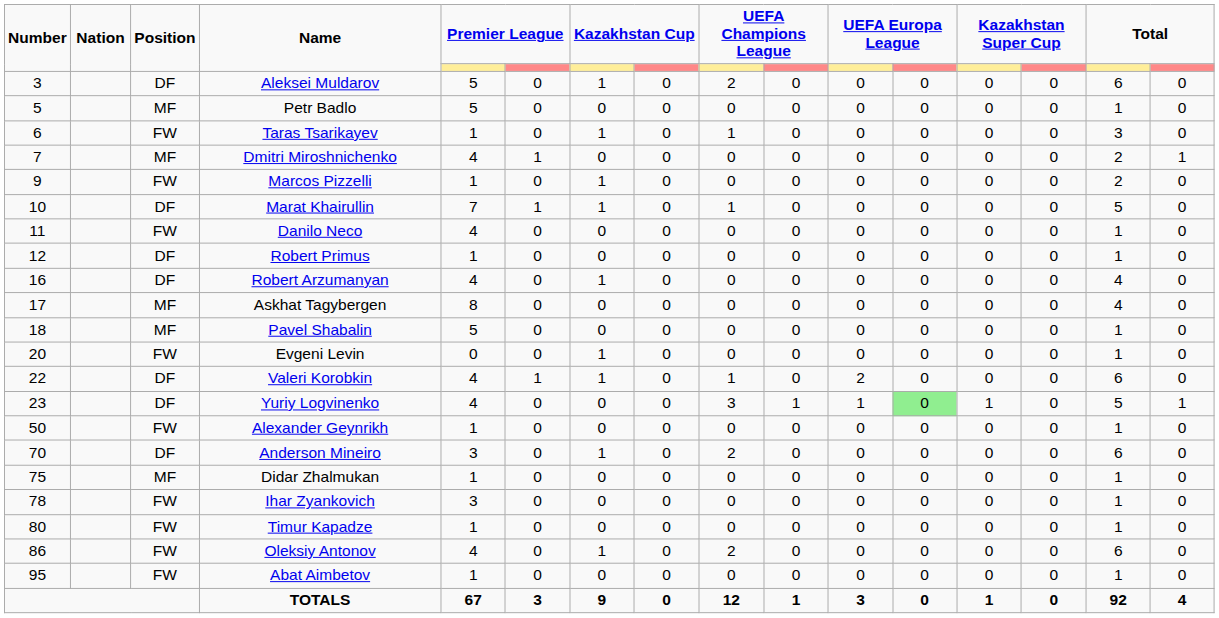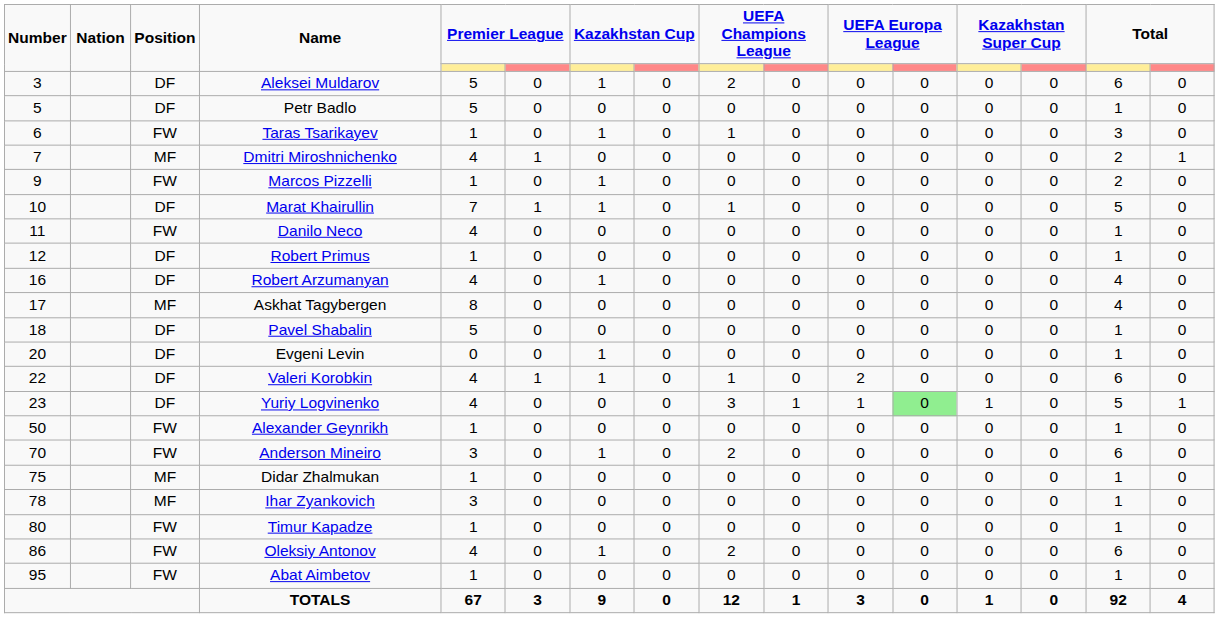(165, 108) MF -> (165, 108) DF
(165, 329) MF -> (165, 329) DF
(165, 354) FW -> (165, 354) DF
(165, 452) DF -> (165, 452) FW
(165, 501) FW -> (165, 501) MF
